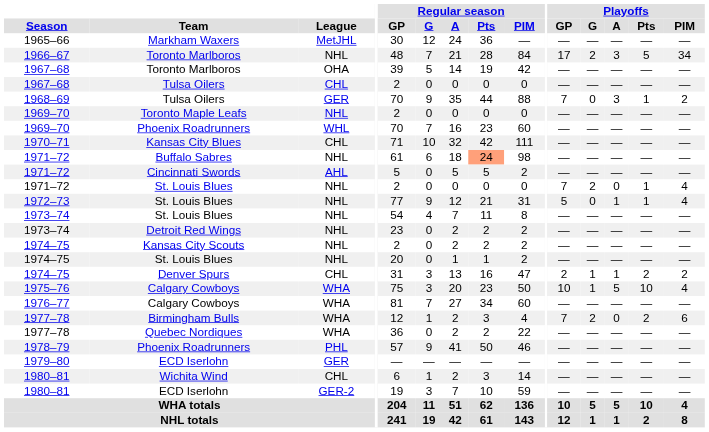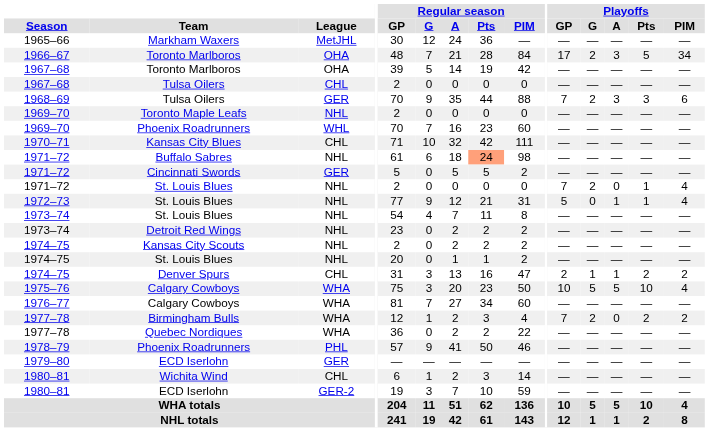(336, 55) NHL -> (336, 55) OHA
(593, 99) 0 -> (593, 99) 2
(646, 99) 1 -> (646, 99) 3
(685, 99) 2 -> (685, 99) 6
(336, 172) AHL -> (336, 172) GER
(593, 288) 1 -> (593, 288) 5
(685, 318) 6 -> (685, 318) 2
